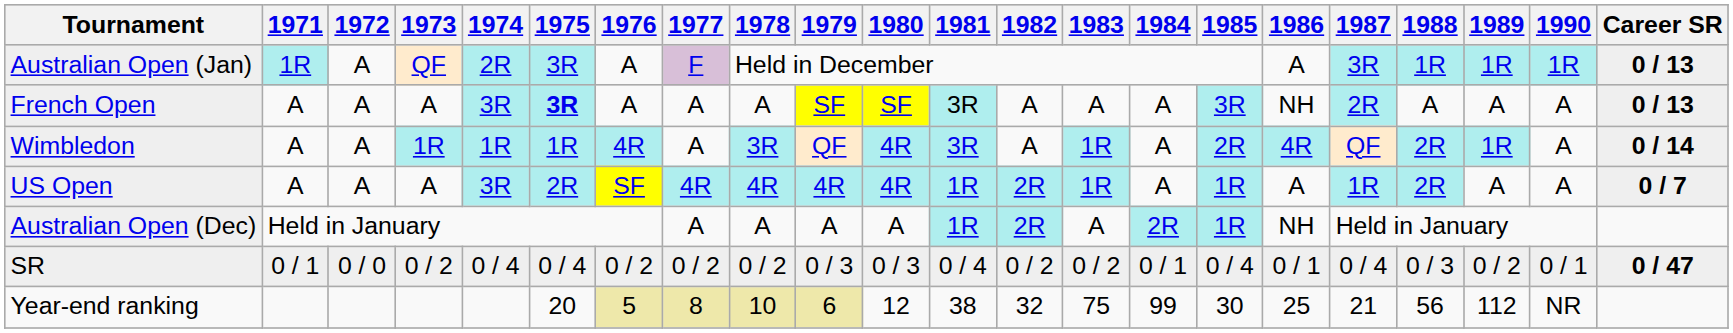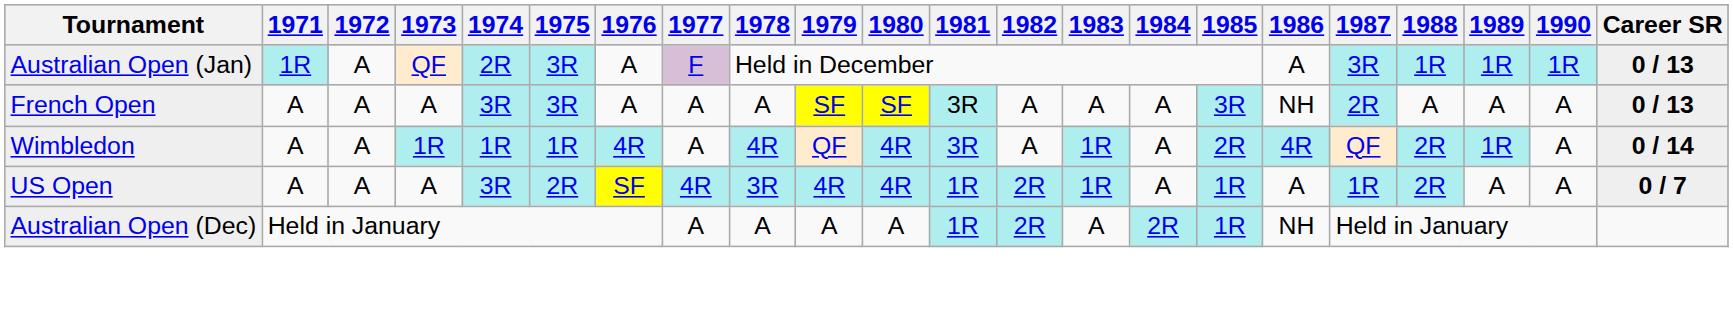(562, 104) bold -> (562, 104) normal
(763, 145) 3R -> (763, 145) 4R
(763, 185) 4R -> (763, 185) 3R
- row: (28, 265)
- row: (105, 306)
